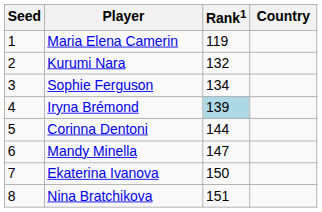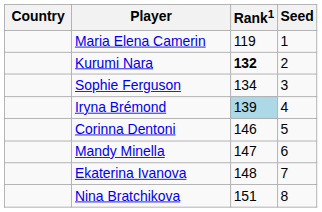columns swapped: (283, 17) <-> (24, 17)
(218, 63) normal -> (245, 63) bold
(218, 129) 144 -> (245, 129) 146
(218, 173) 150 -> (245, 173) 148
